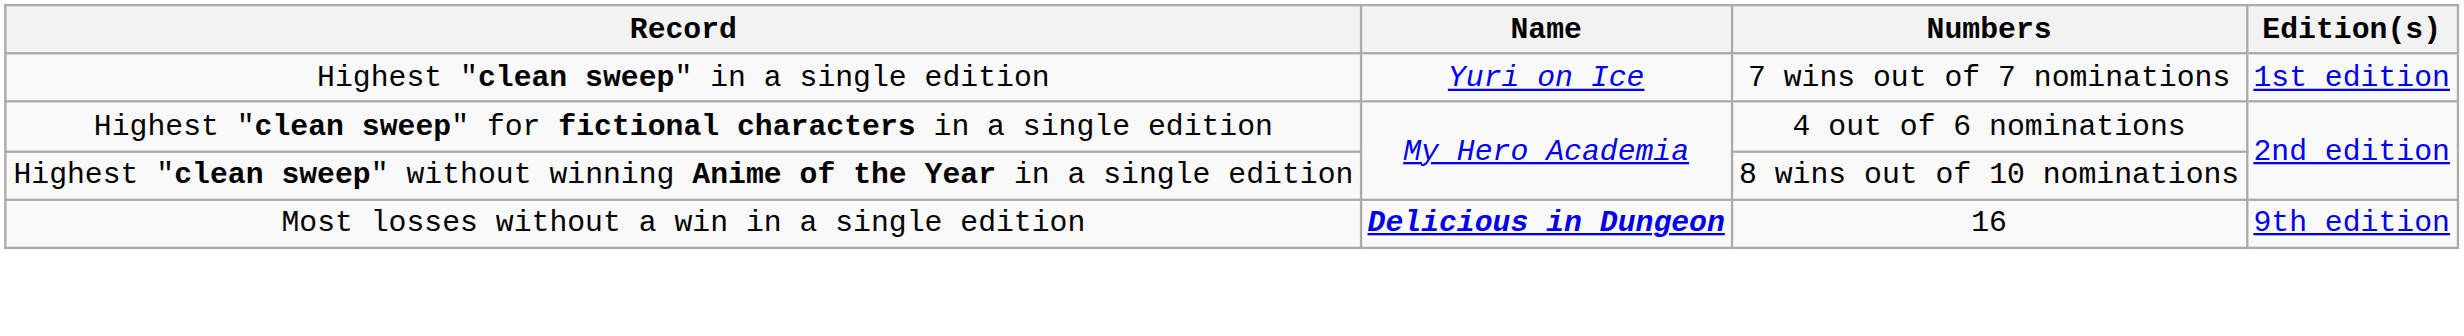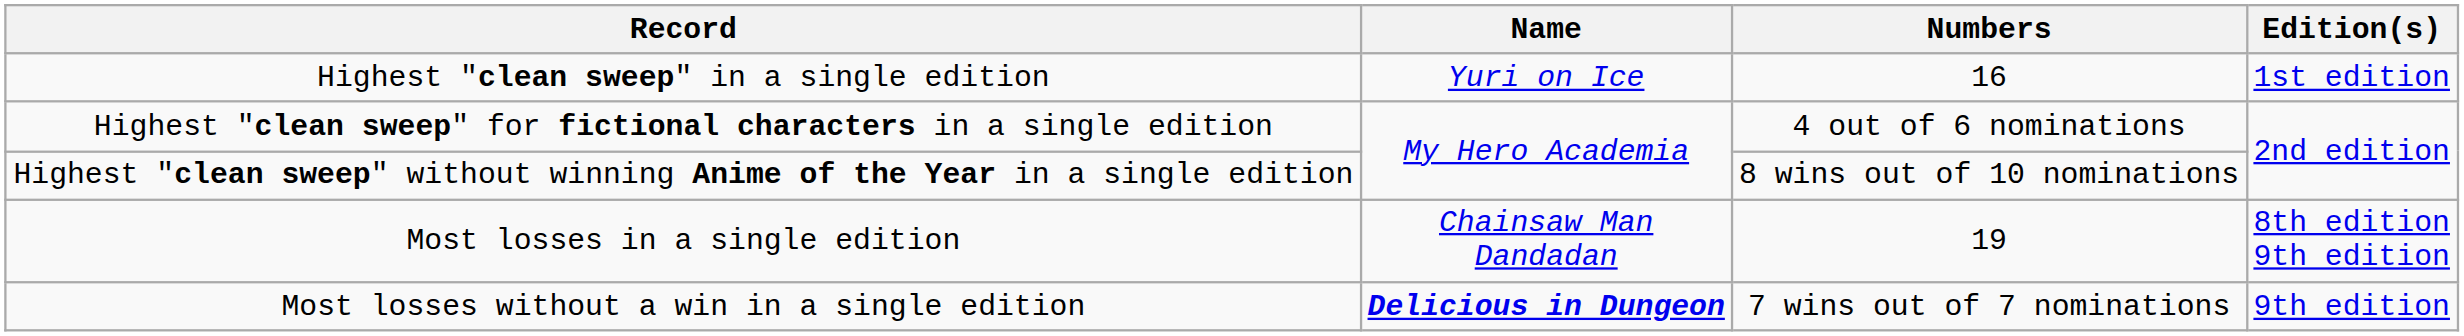(1989, 78) 7 wins out of 7 nominations -> (1989, 78) 16
+ row: (683, 241)
(1989, 223) 16 -> (1989, 306) 7 wins out of 7 nominations
